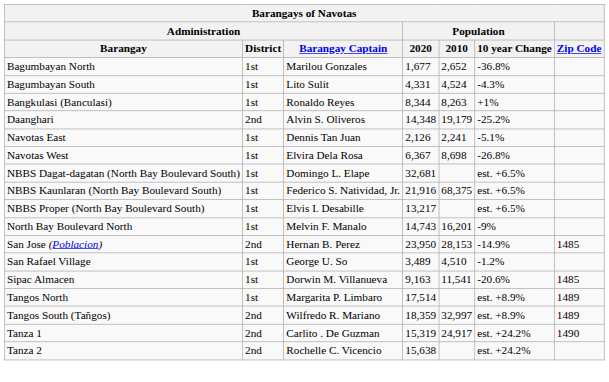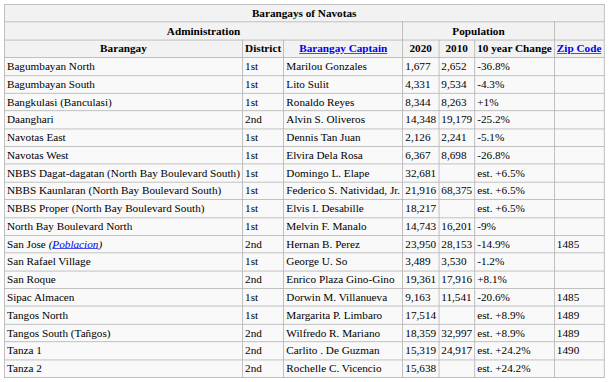(454, 84) 4,524 -> (454, 84) 9,534
(421, 208) 13,217 -> (421, 208) 18,217
(454, 262) 4,510 -> (454, 262) 3,530
+ row: (31, 279)
